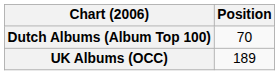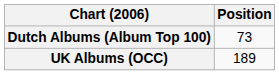(244, 37) 70 -> (244, 37) 73
